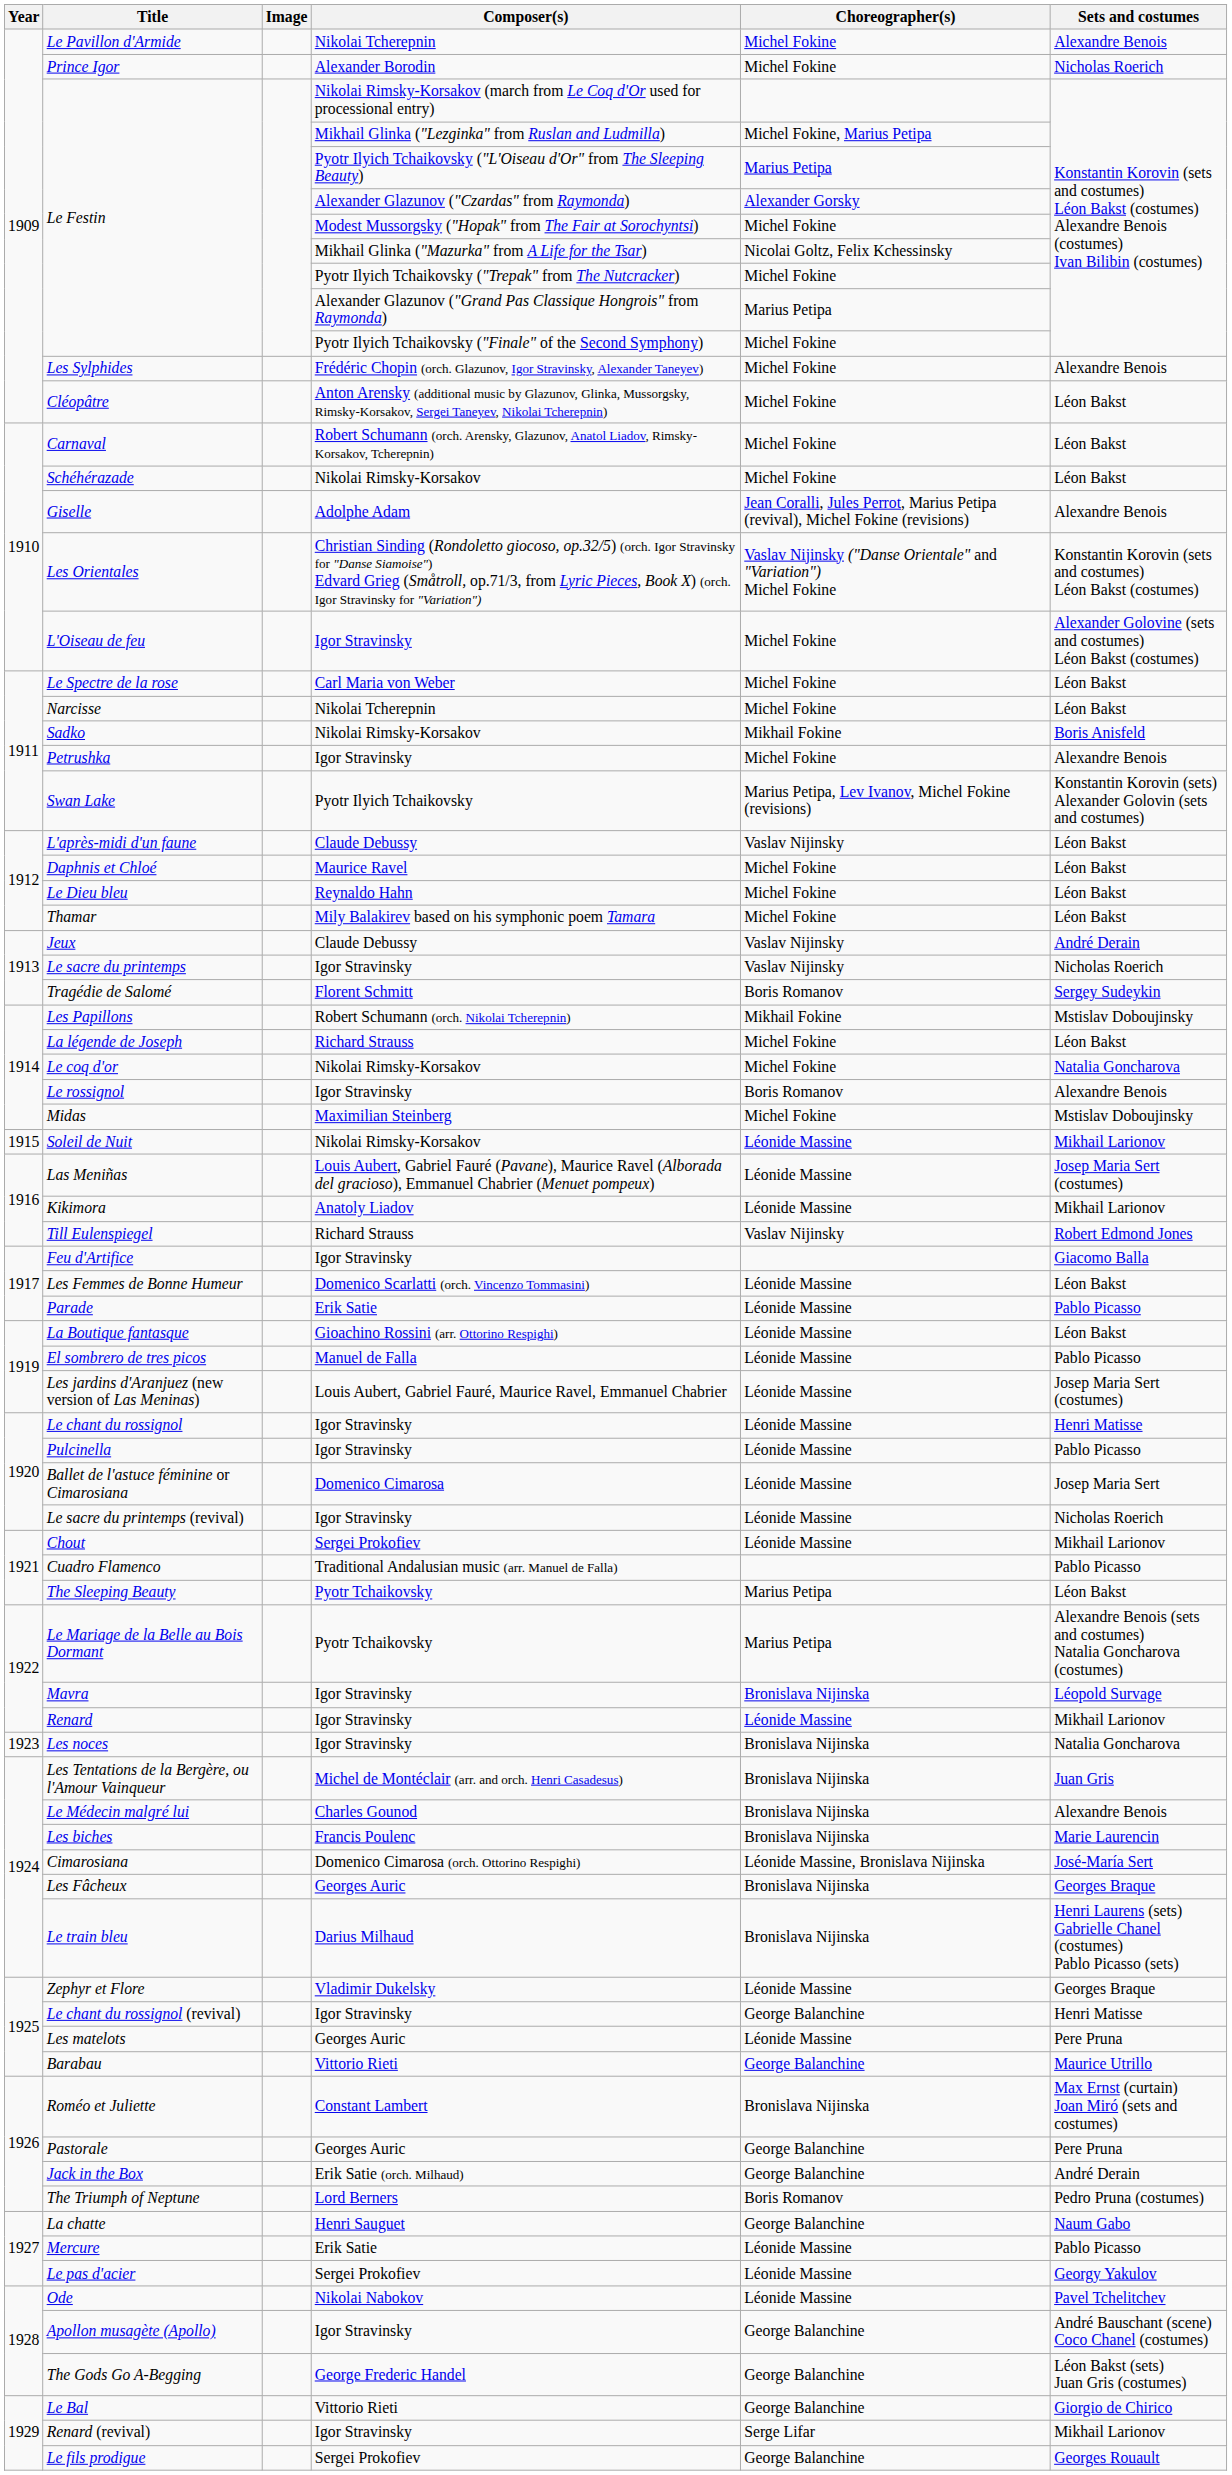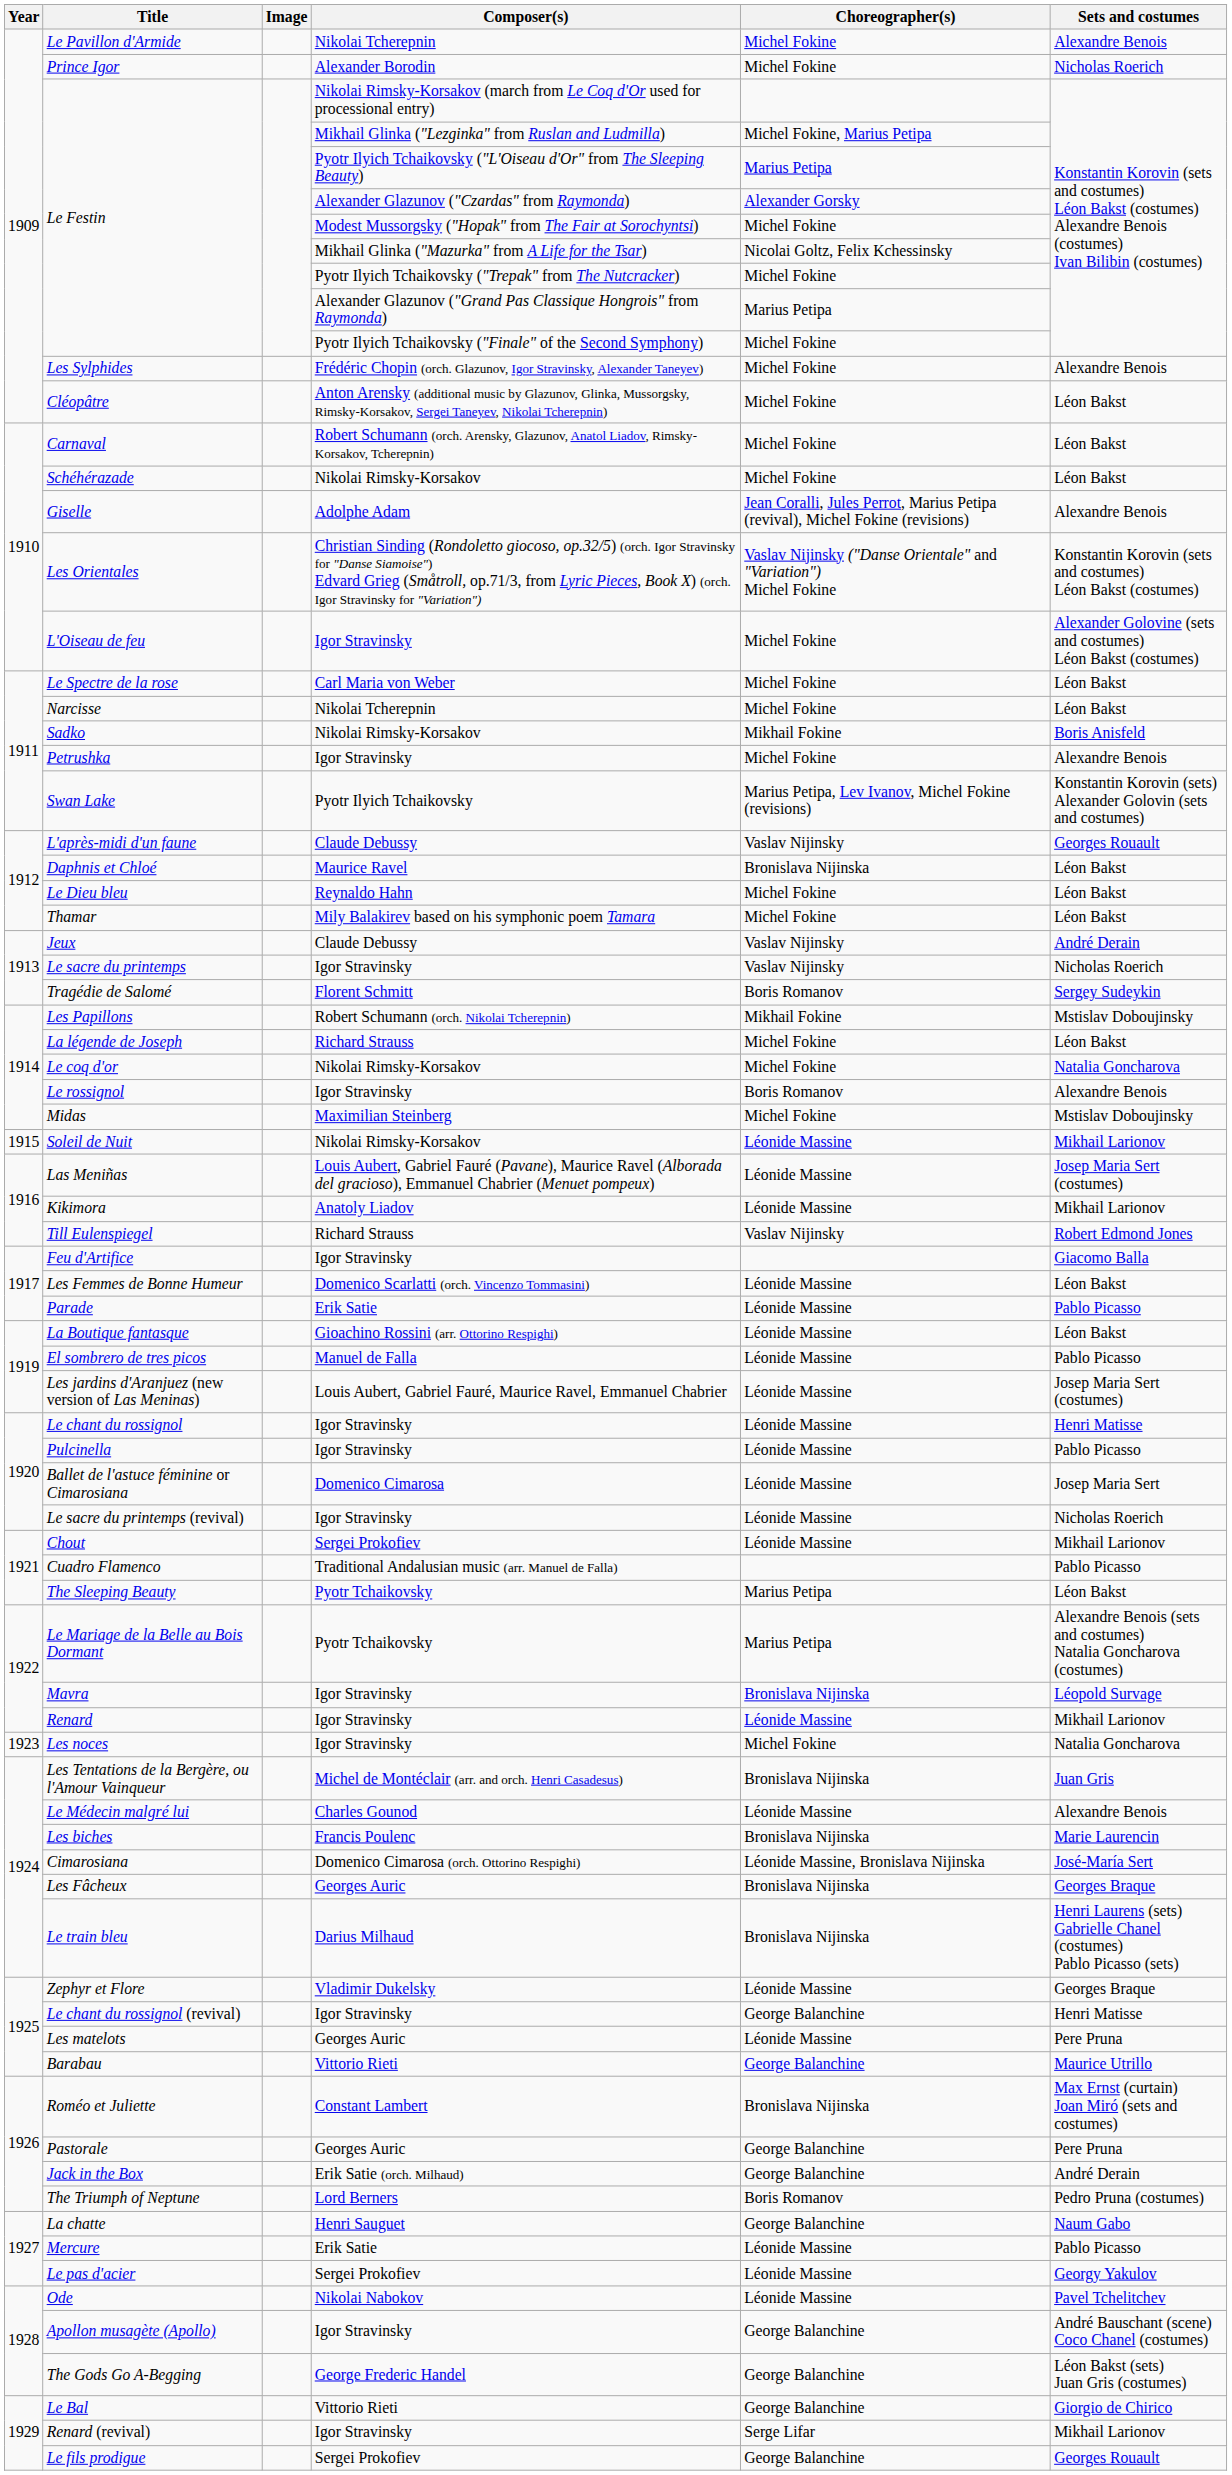(1090, 843) Léon Bakst -> (1107, 843) Georges Rouault
(790, 867) Michel Fokine -> (807, 867) Bronislava Nijinska
(807, 1744) Bronislava Nijinska -> (790, 1744) Michel Fokine
(807, 1812) Bronislava Nijinska -> (798, 1812) Léonide Massine
